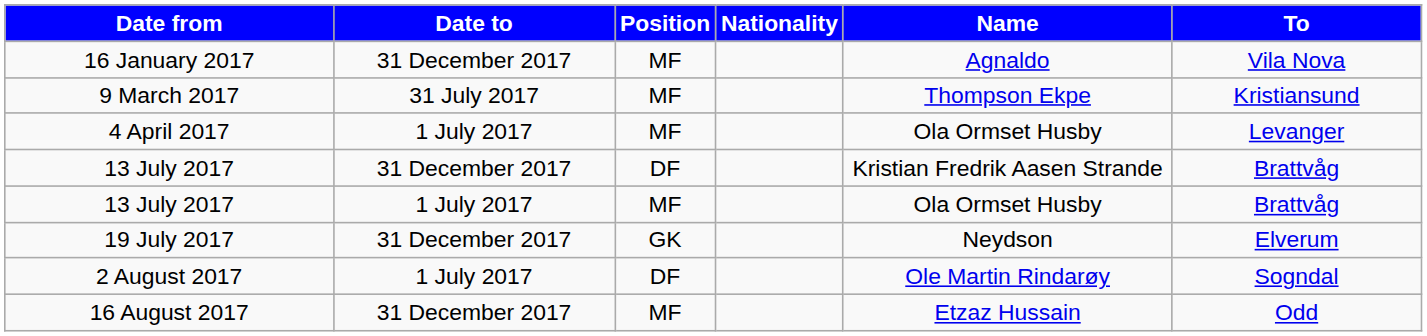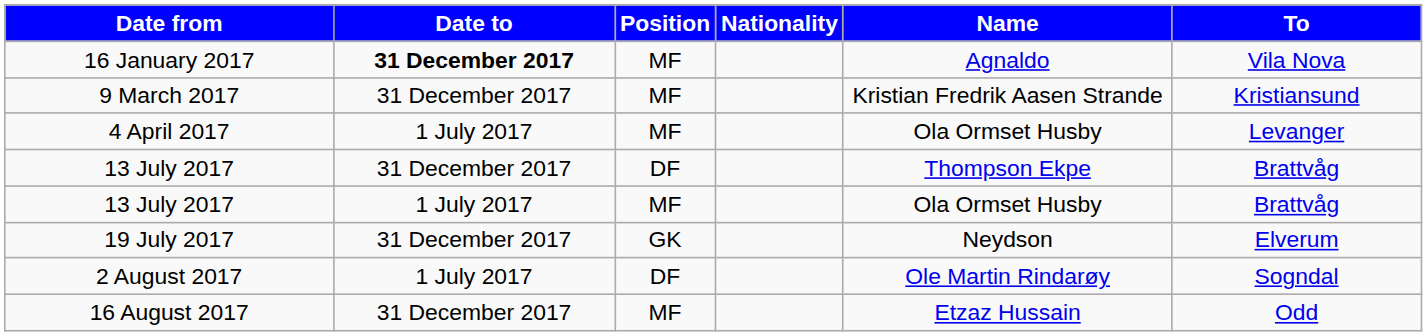(474, 59) normal -> (474, 59) bold
(474, 96) 31 July 2017 -> (474, 96) 31 December 2017
(1008, 96) Thompson Ekpe -> (1008, 96) Kristian Fredrik Aasen Strande
(1008, 168) Kristian Fredrik Aasen Strande -> (1008, 168) Thompson Ekpe
